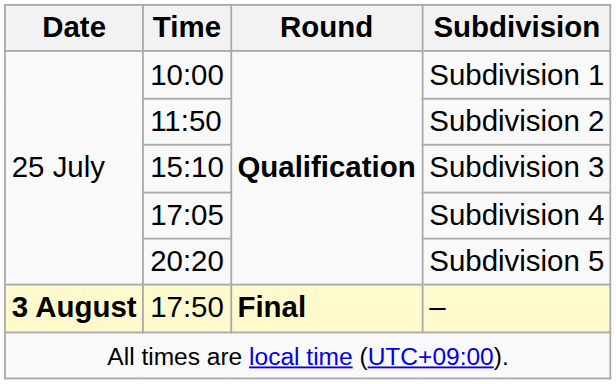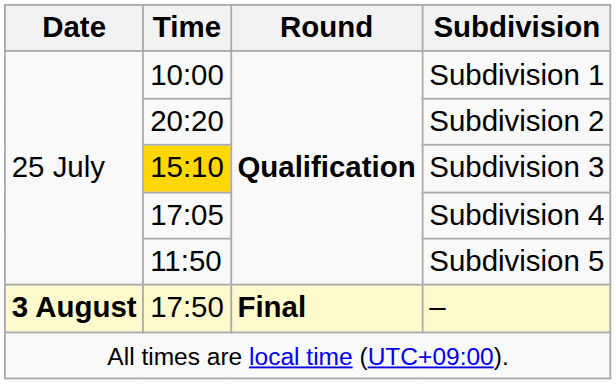(186, 121) 11:50 -> (187, 121) 20:20
(187, 167) no background -> (187, 167) gold background
(187, 261) 20:20 -> (186, 261) 11:50
